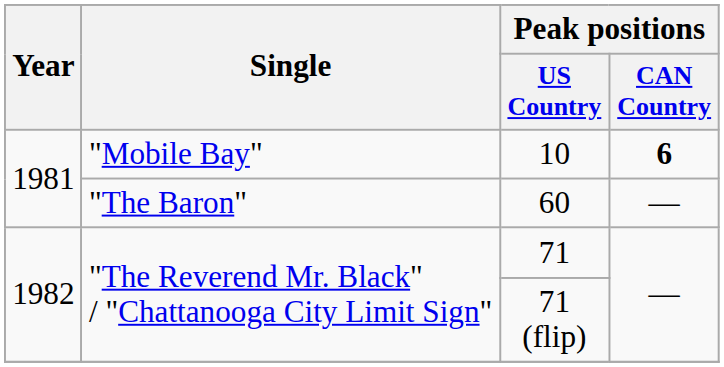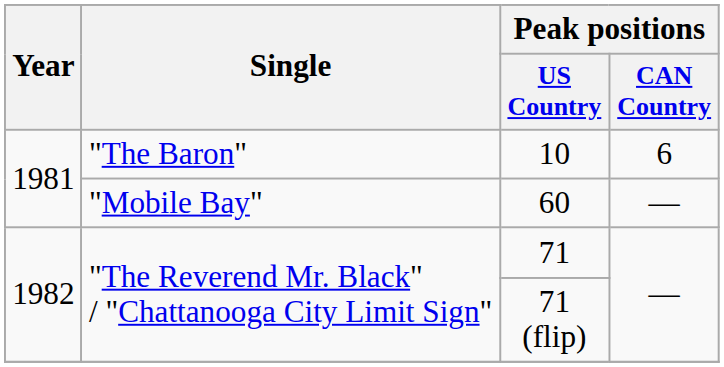(176, 153) "Mobile Bay" -> (168, 153) "The Baron"
(664, 153) bold -> (664, 153) normal
(168, 202) "The Baron" -> (176, 202) "Mobile Bay"
